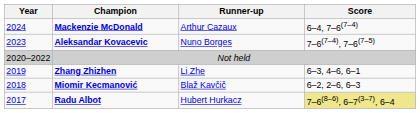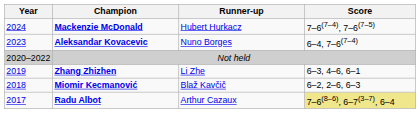(209, 27) Arthur Cazaux -> (211, 27) Hubert Hurkacz
(332, 27) 6–4, 7–6(7–4) -> (341, 27) 7–6(7–4), 7–6(7–5)
(341, 43) 7–6(7–4), 7–6(7–5) -> (332, 43) 6–4, 7–6(7–4)
(211, 101) Hubert Hurkacz -> (209, 101) Arthur Cazaux
